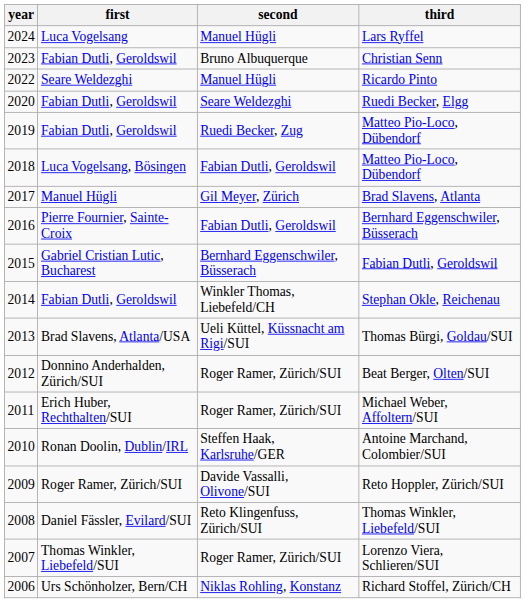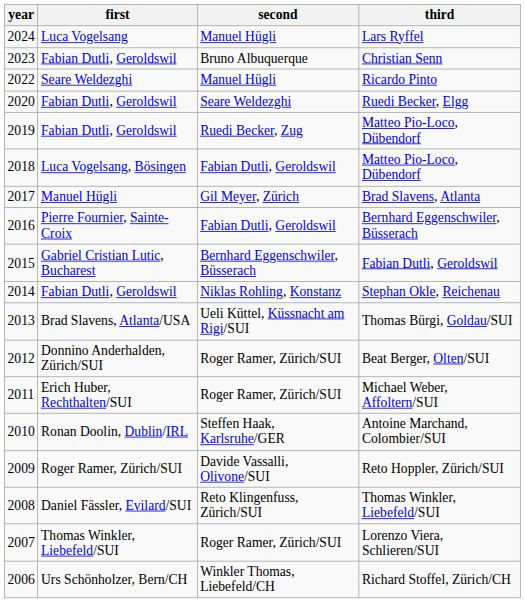(247, 299) Winkler Thomas, Liebefeld/CH -> (271, 292) Niklas Rohling, Konstanz
(271, 587) Niklas Rohling, Konstanz -> (247, 579) Winkler Thomas, Liebefeld/CH
